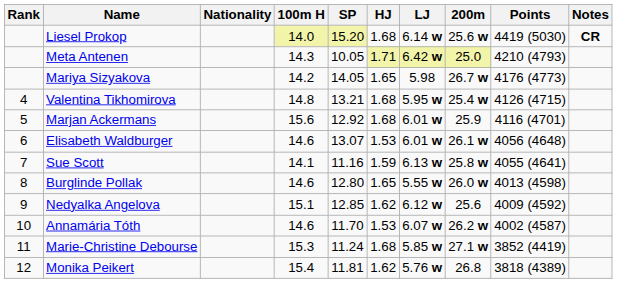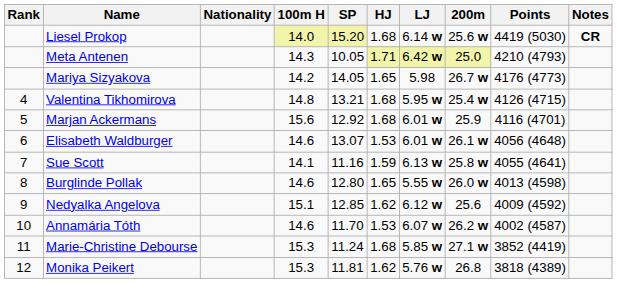(301, 267) 15.4 -> (301, 267) 15.3
